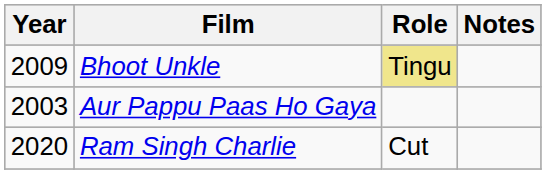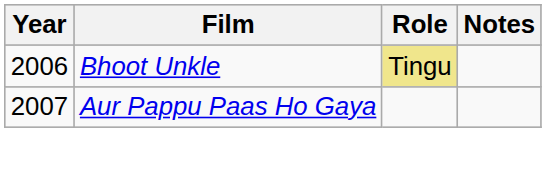(39, 65) 2009 -> (39, 65) 2006
(39, 106) 2003 -> (39, 106) 2007
- row: (188, 147)
